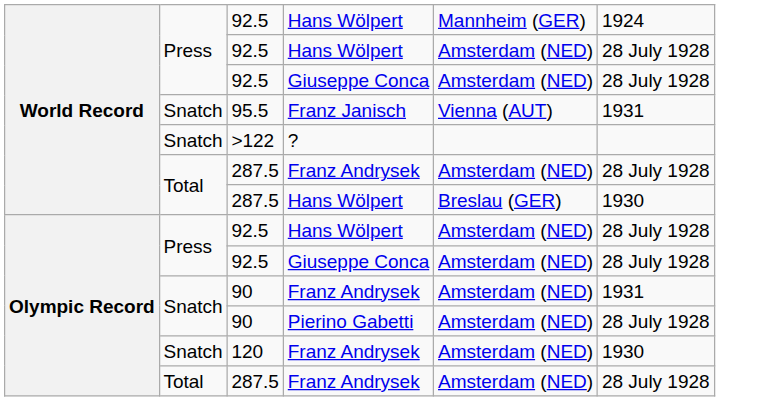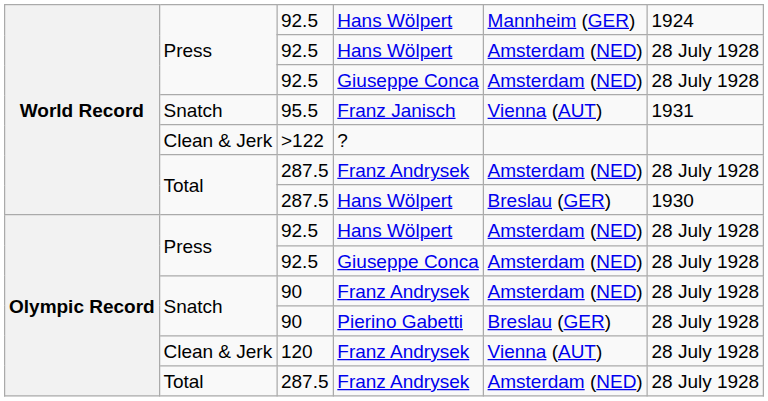(193, 140) Snatch -> (218, 140) Clean & Jerk
(623, 291) 1931 -> (705, 291) 28 July 1928
(516, 321) Amsterdam (NED) -> (549, 321) Breslau (GER)
(193, 351) Snatch -> (218, 351) Clean & Jerk
(516, 351) Amsterdam (NED) -> (545, 351) Vienna (AUT)
(623, 351) 1930 -> (705, 351) 28 July 1928
